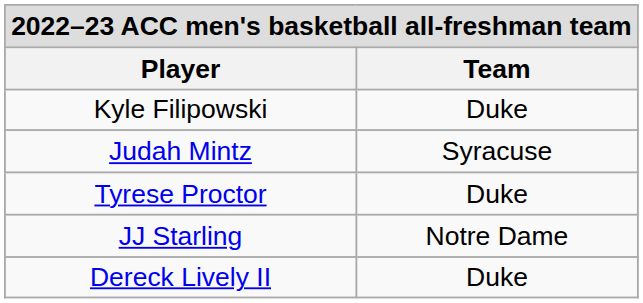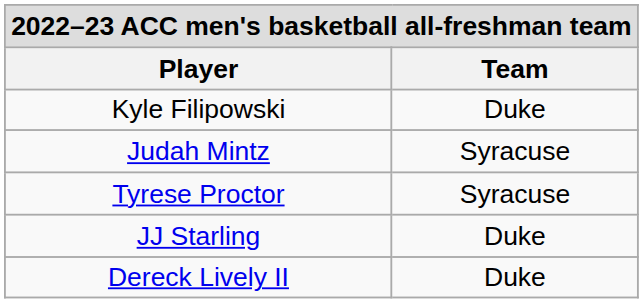(497, 194) Duke -> (515, 194) Syracuse
(497, 236) Notre Dame -> (515, 236) Duke
